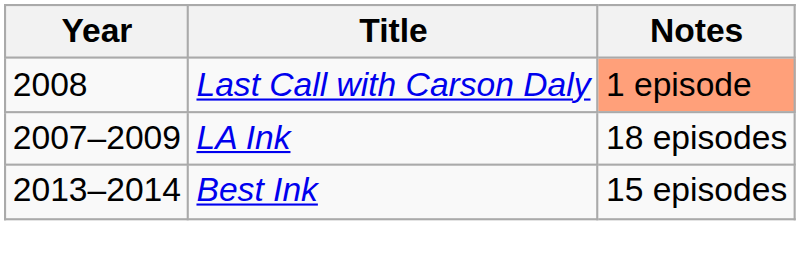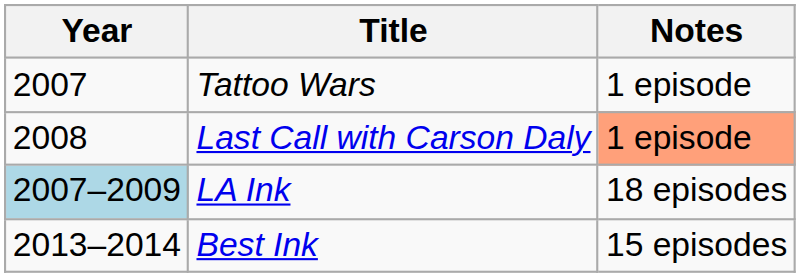+ row: (286, 84)
(97, 137) no background -> (97, 191) lightblue background
